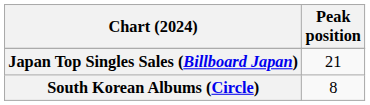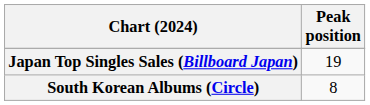(333, 61) 21 -> (333, 61) 19
